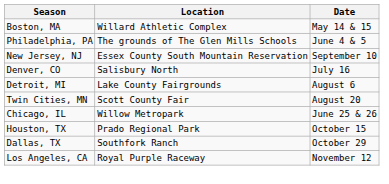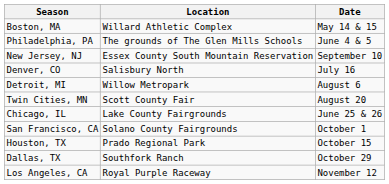(159, 85) Lake County Fairgrounds -> (146, 85) Willow Metropark
(140, 114) Willow Metropark -> (165, 114) Lake County Fairgrounds
+ row: (52, 129)
